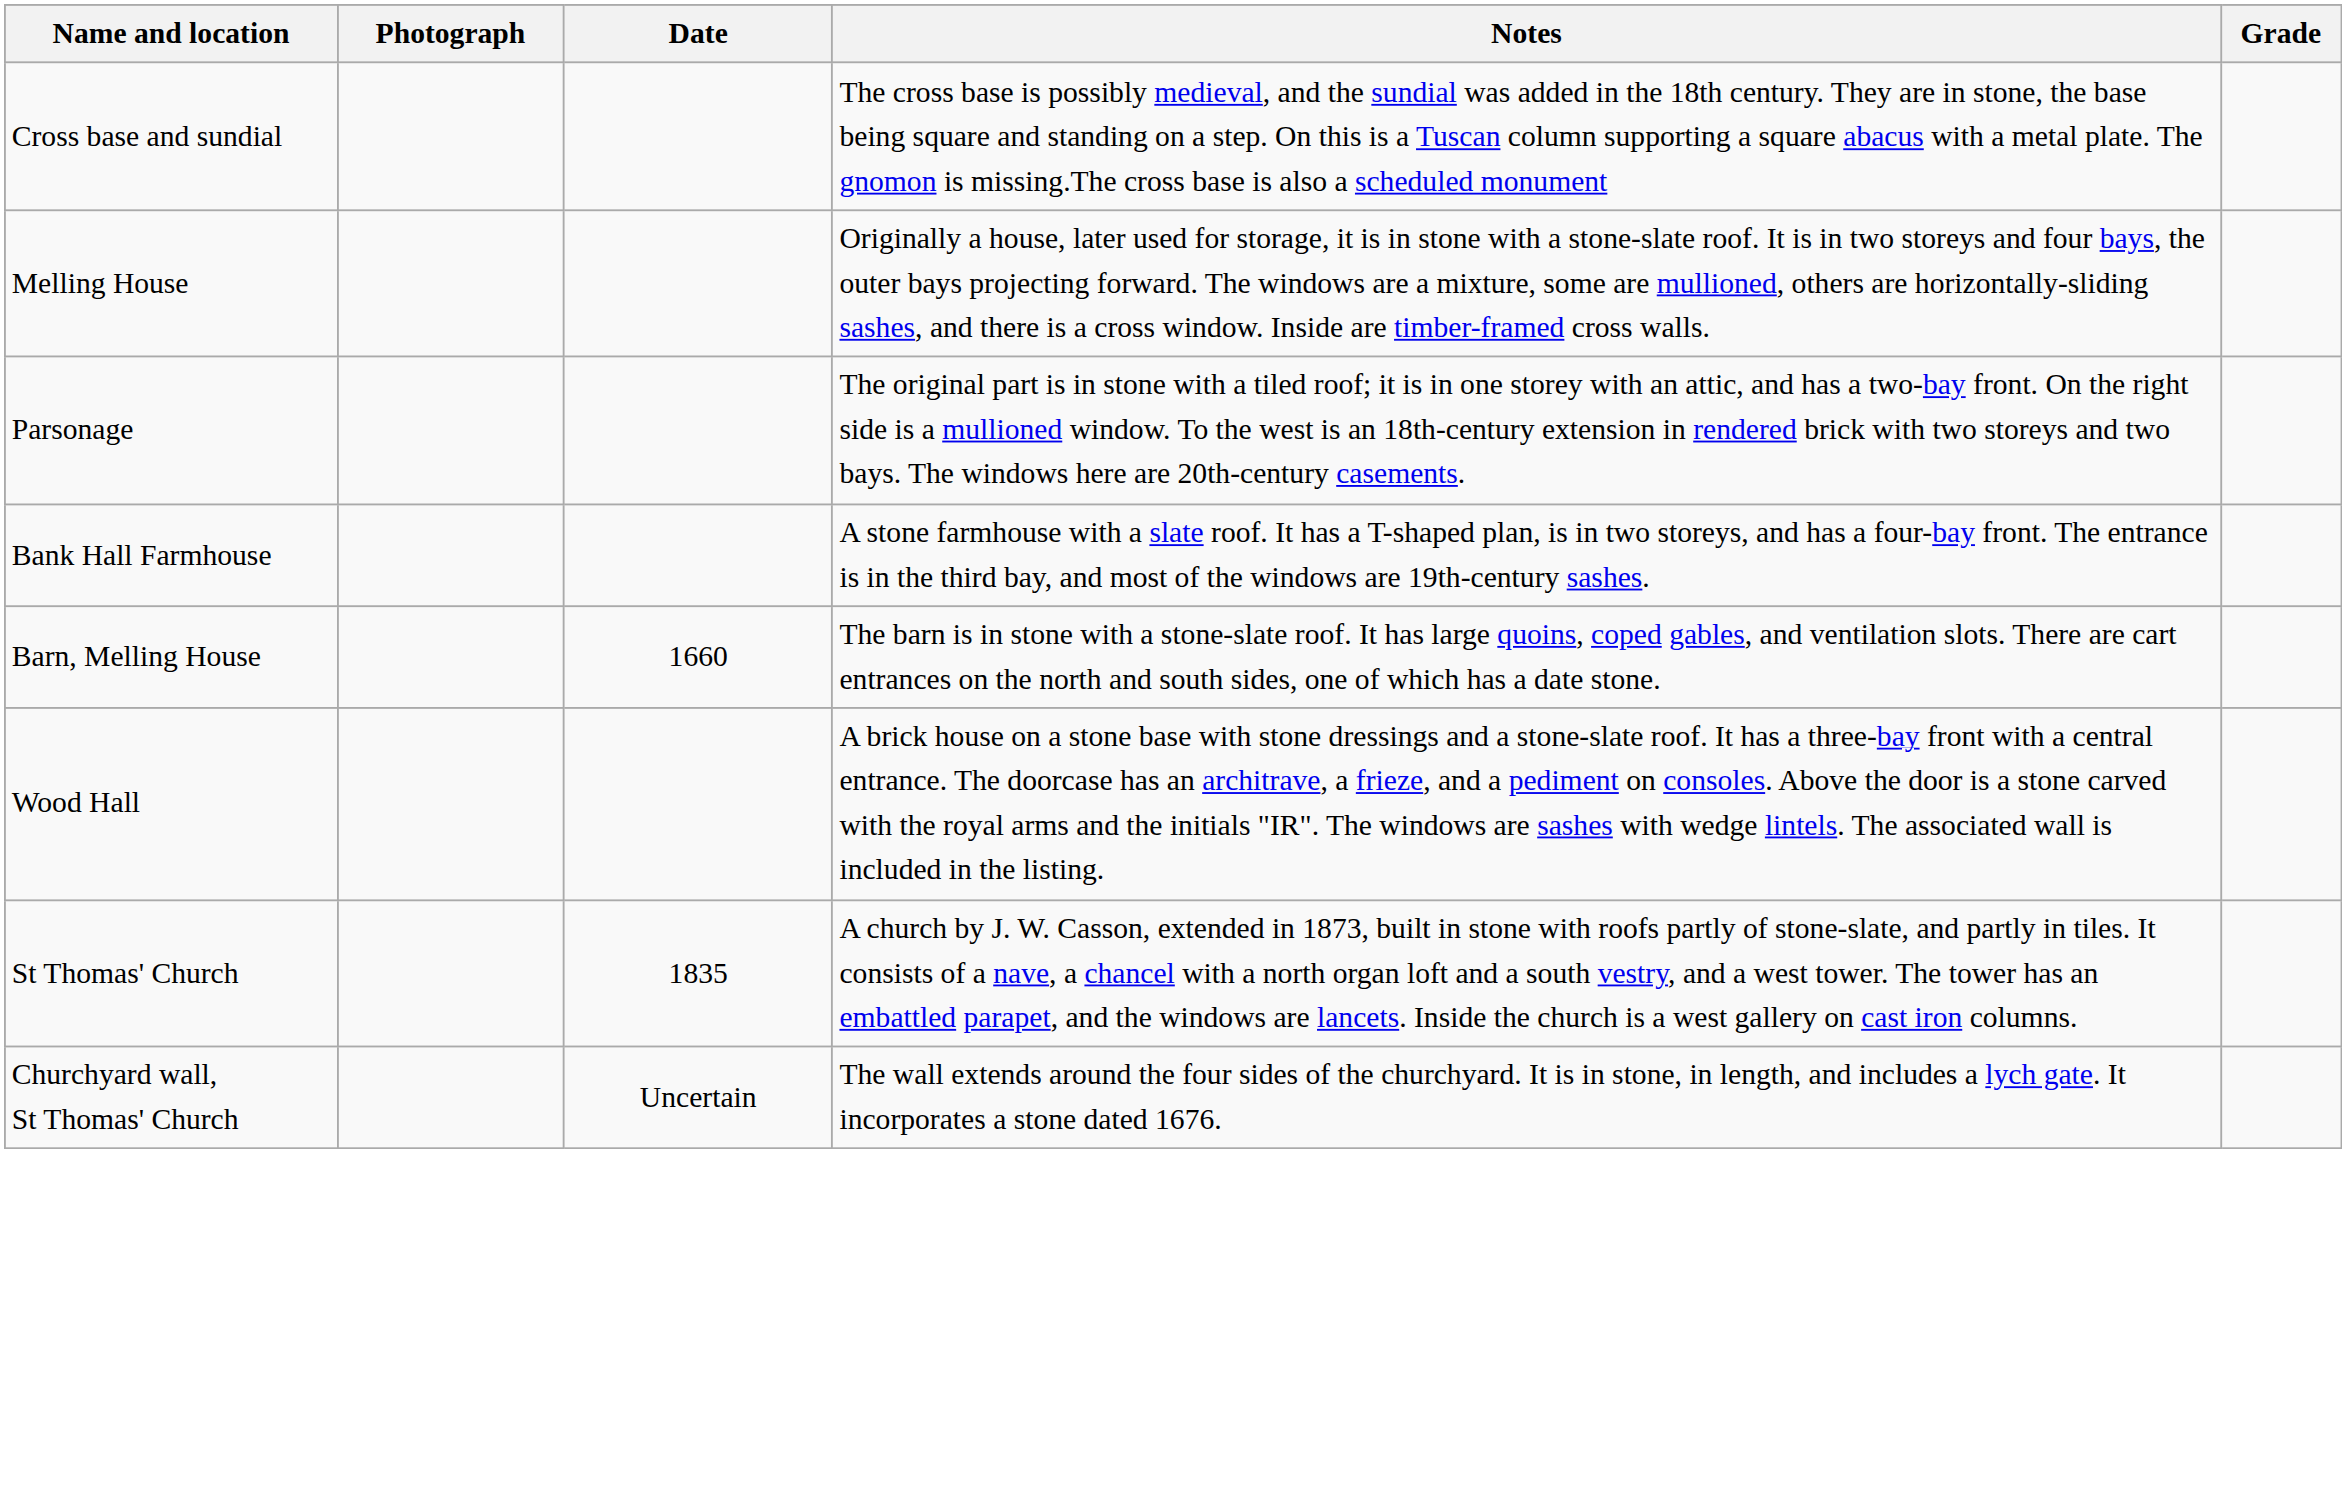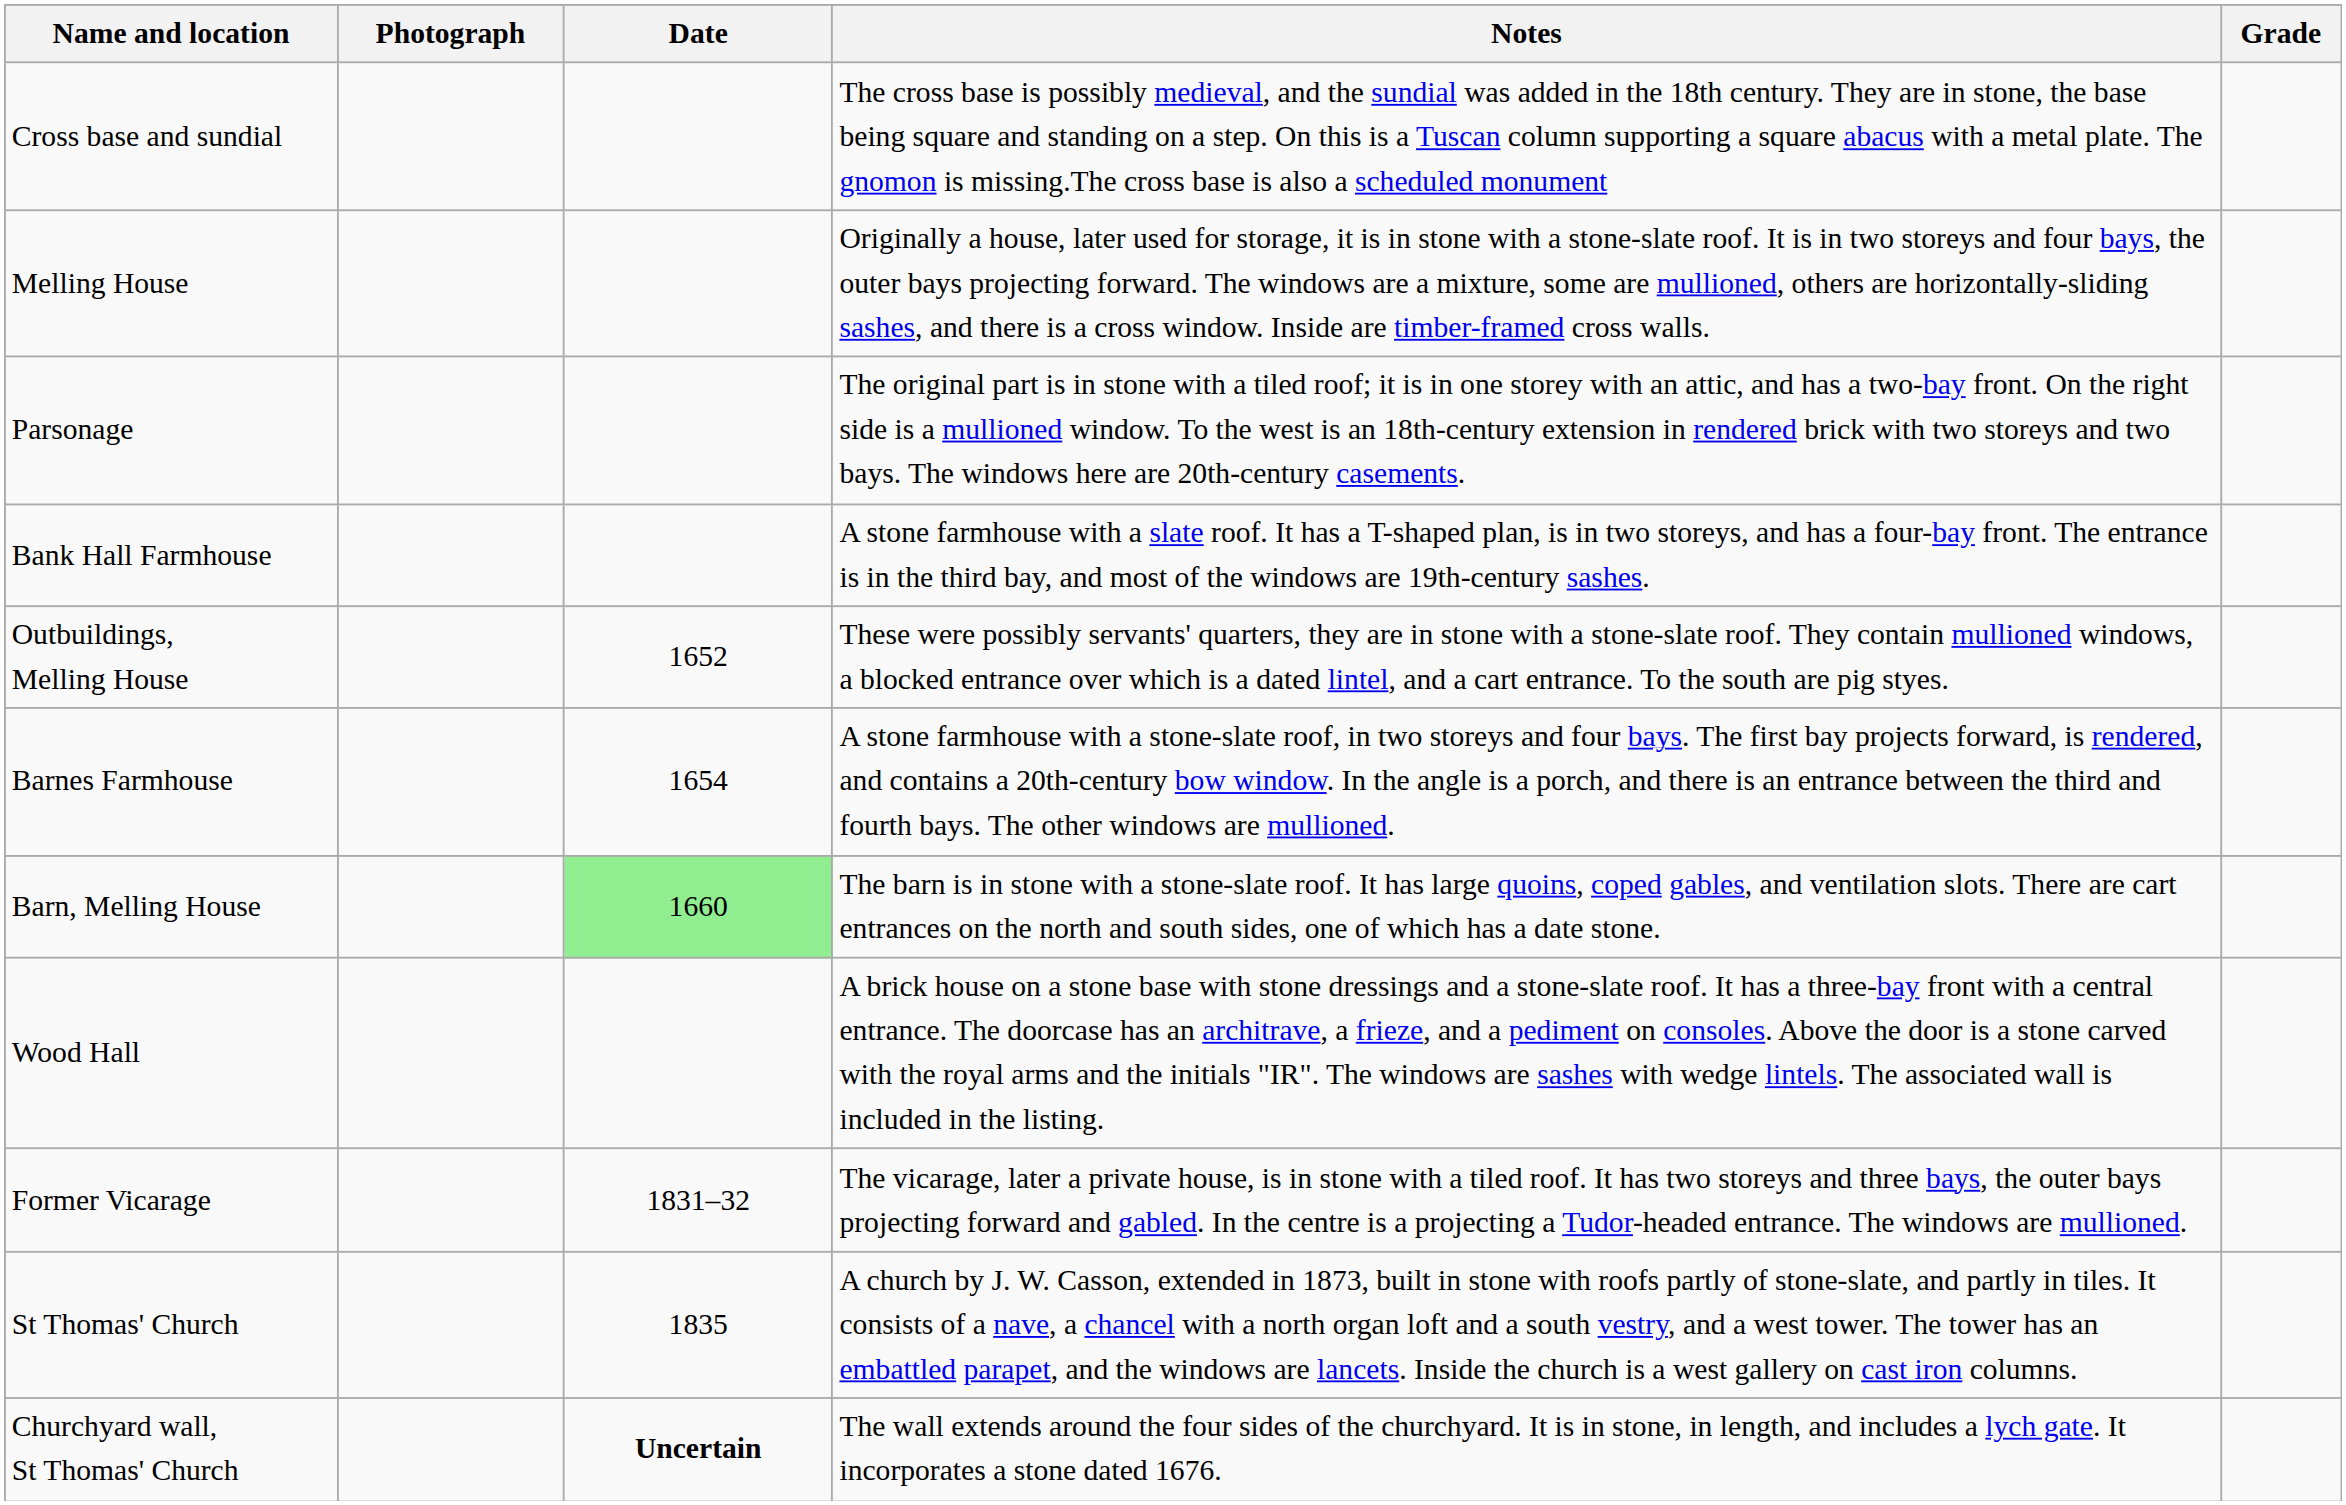+ row: (100, 656)
+ row: (122, 781)
(698, 656) no background -> (698, 906) lightgreen background
+ row: (111, 1199)
(698, 1097) normal -> (698, 1449) bold
